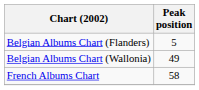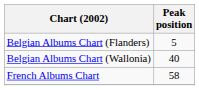(174, 59) 49 -> (174, 59) 40
